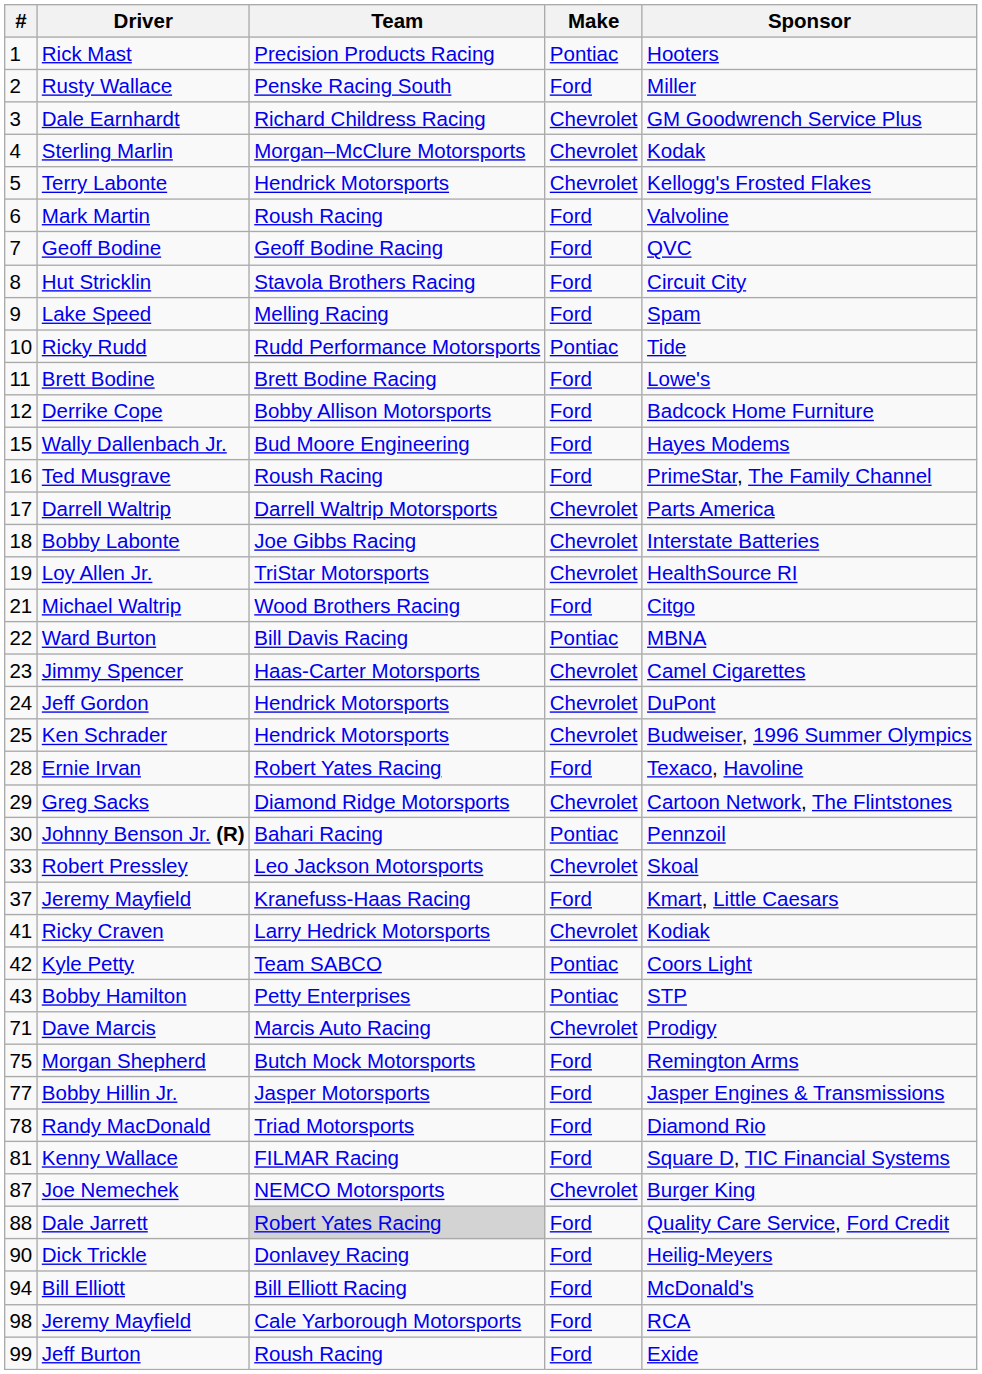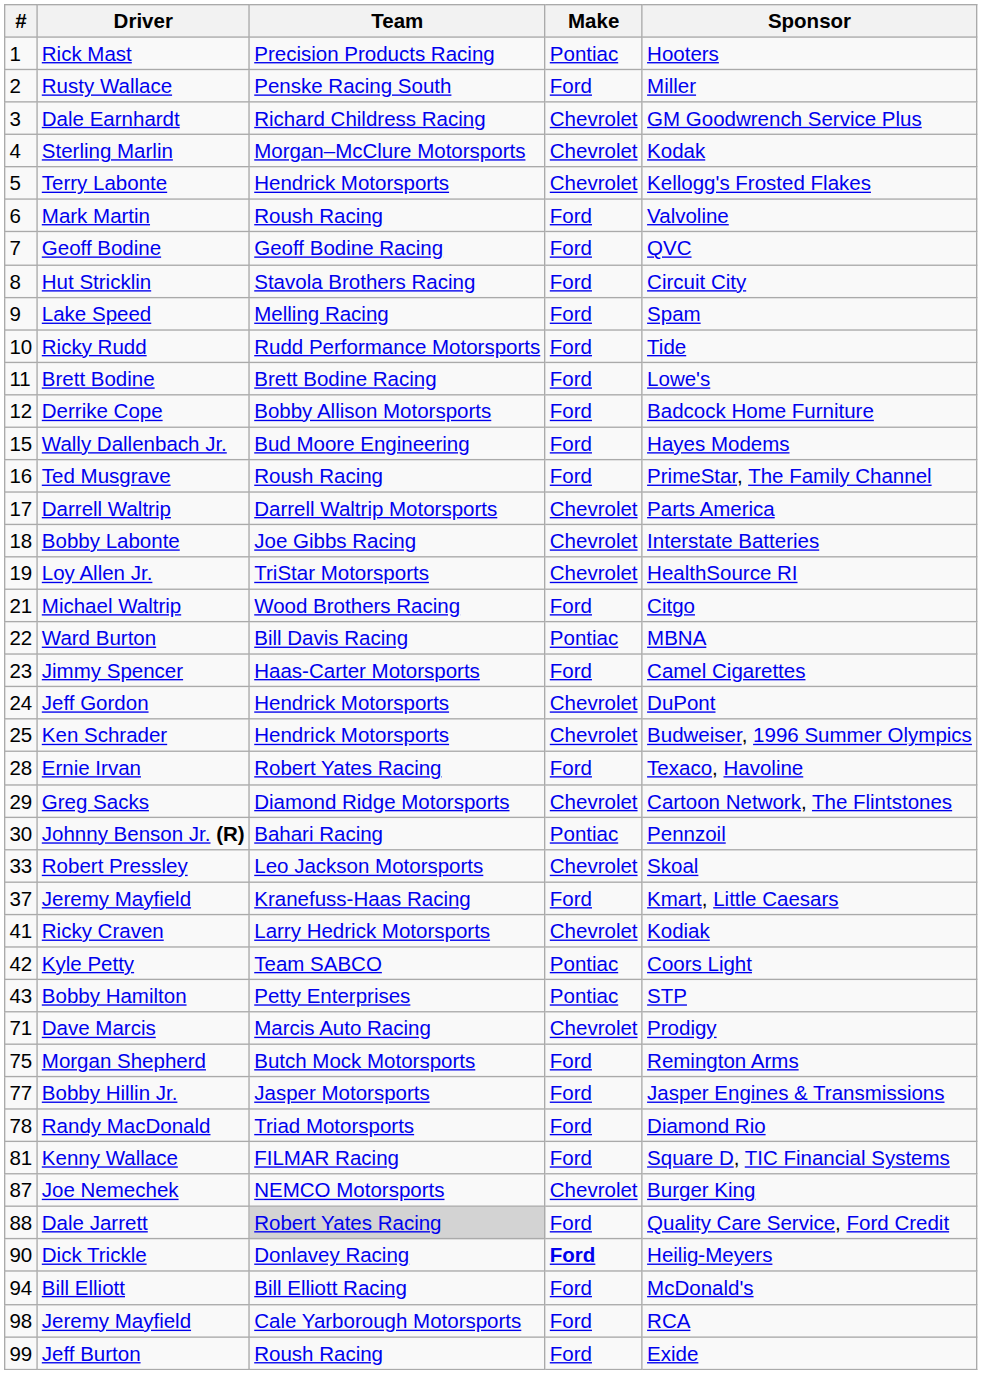(584, 346) Pontiac -> (571, 346) Ford
(594, 671) Chevrolet -> (571, 671) Ford
(571, 1256) normal -> (573, 1256) bold
